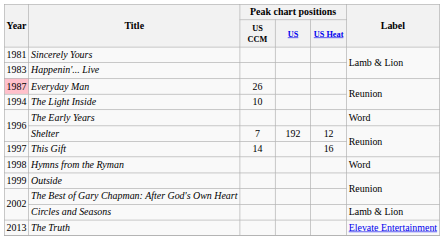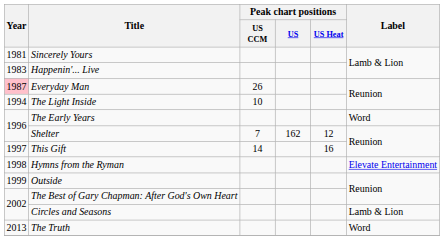(293, 133) 192 -> (293, 133) 162
(360, 165) Word -> (393, 165) Elevate Entertainment
(393, 228) Elevate Entertainment -> (360, 228) Word
